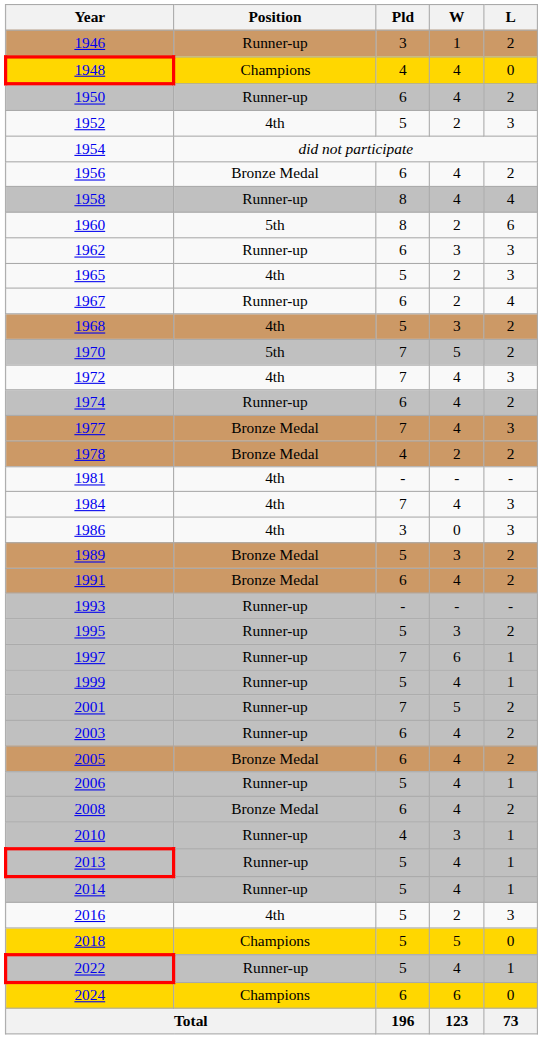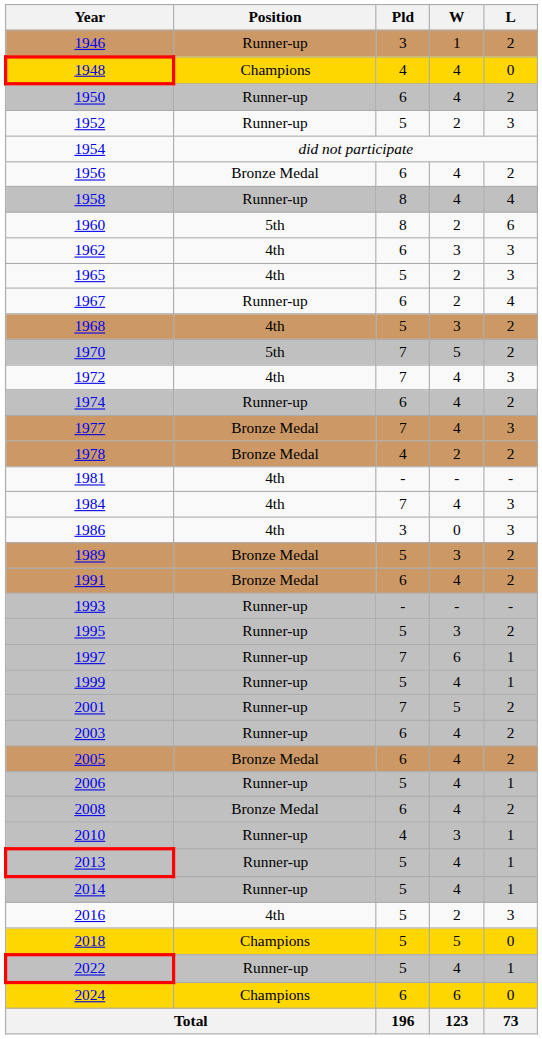(275, 123) 4th -> (275, 123) Runner-up
(275, 250) Runner-up -> (275, 250) 4th
